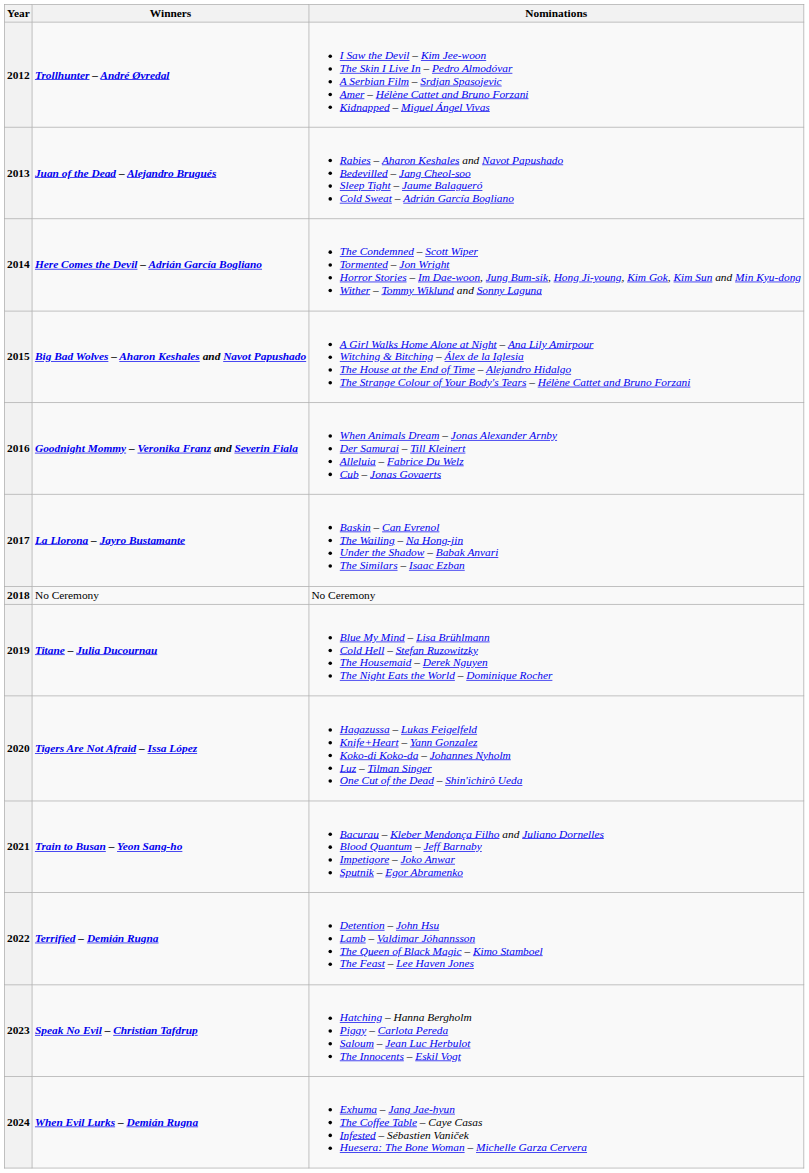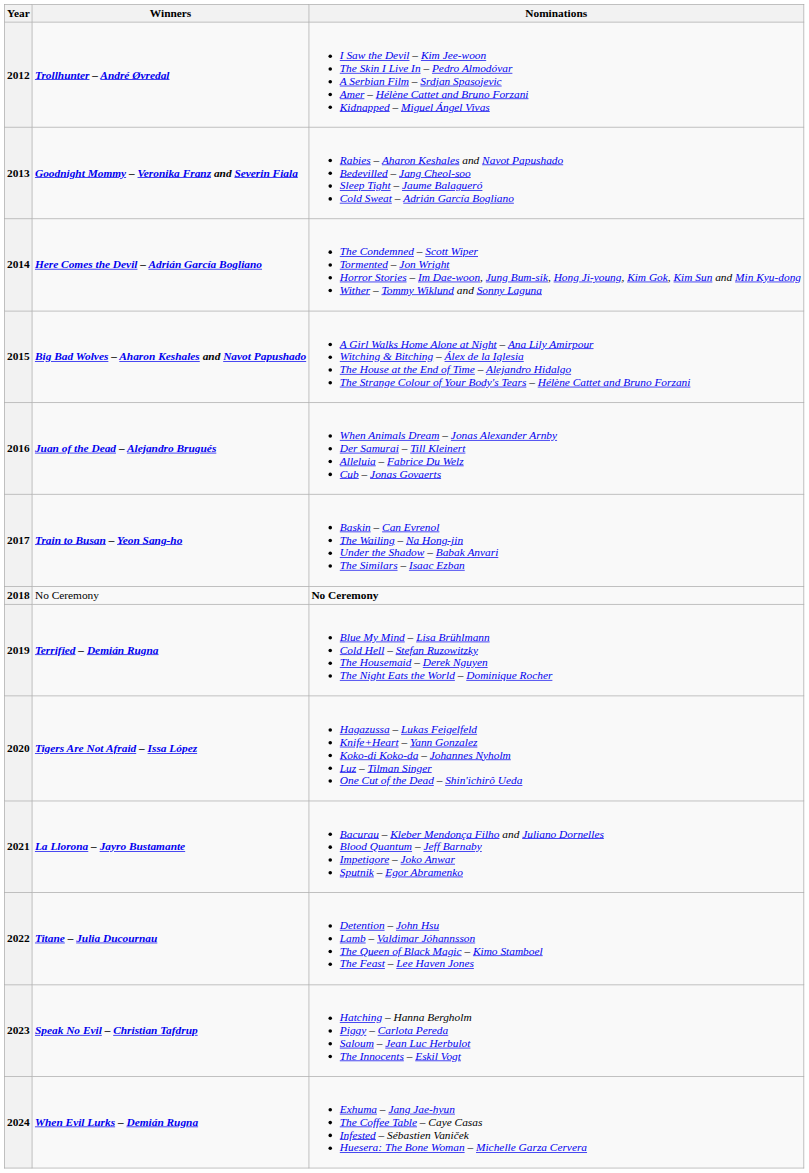(126, 173) Juan of the Dead – Alejandro Brugués -> (166, 173) Goodnight Mommy – Veronika Franz and Severin Fiala
(166, 448) Goodnight Mommy – Veronika Franz and Severin Fiala -> (126, 448) Juan of the Dead – Alejandro Brugués
(110, 540) La Llorona – Jayro Bustamante -> (109, 540) Train to Busan – Yeon Sang-ho
(343, 595) normal -> (345, 595) bold
(96, 650) Titane – Julia Ducournau -> (97, 650) Terrified – Demián Rugna
(109, 846) Train to Busan – Yeon Sang-ho -> (110, 846) La Llorona – Jayro Bustamante
(97, 938) Terrified – Demián Rugna -> (96, 938) Titane – Julia Ducournau
